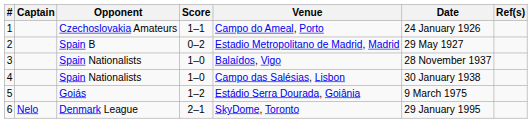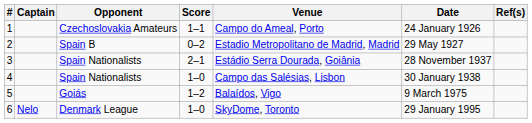(196, 61) 1–0 -> (196, 61) 2–1
(248, 61) Balaídos, Vigo -> (288, 61) Estádio Serra Dourada, Goiânia
(288, 93) Estádio Serra Dourada, Goiânia -> (248, 93) Balaídos, Vigo
(196, 110) 2–1 -> (196, 110) 1–0
